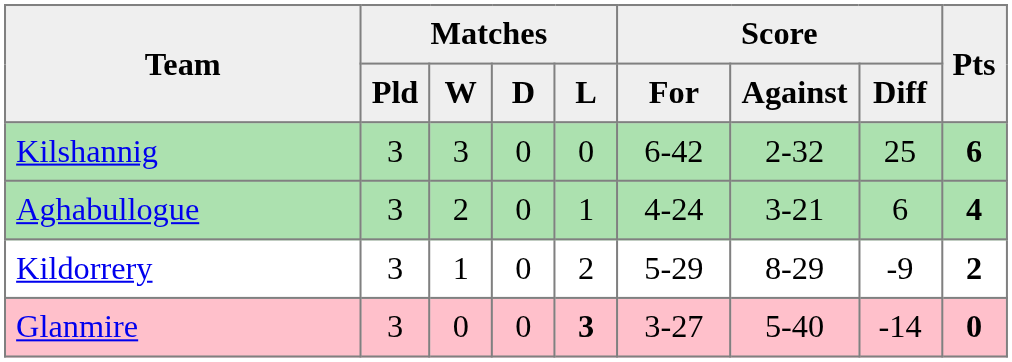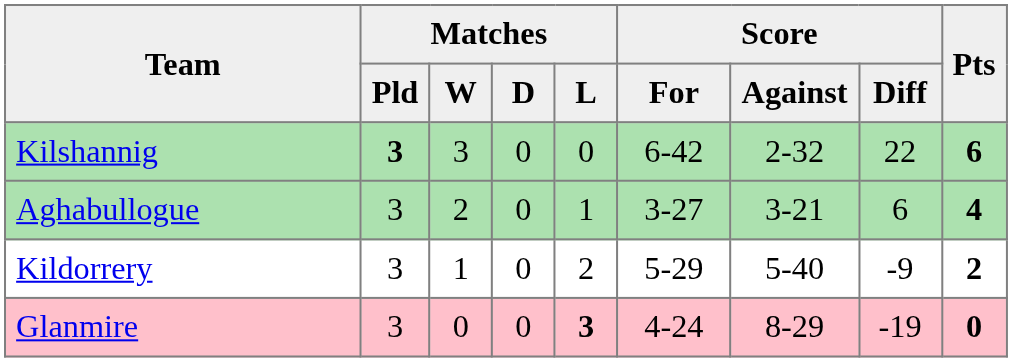(395, 150) normal -> (395, 150) bold
(900, 150) 25 -> (900, 150) 22
(674, 209) 4-24 -> (674, 209) 3-27
(795, 268) 8-29 -> (795, 268) 5-40
(674, 326) 3-27 -> (674, 326) 4-24
(795, 326) 5-40 -> (795, 326) 8-29
(900, 326) -14 -> (900, 326) -19
